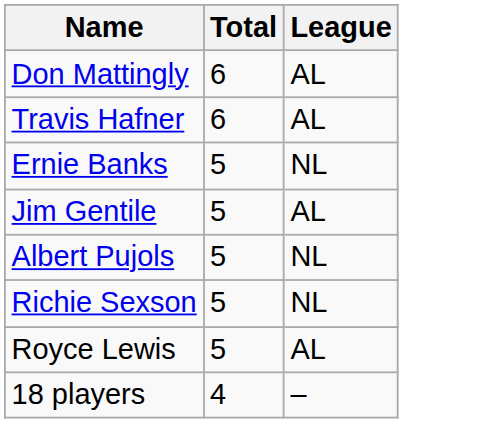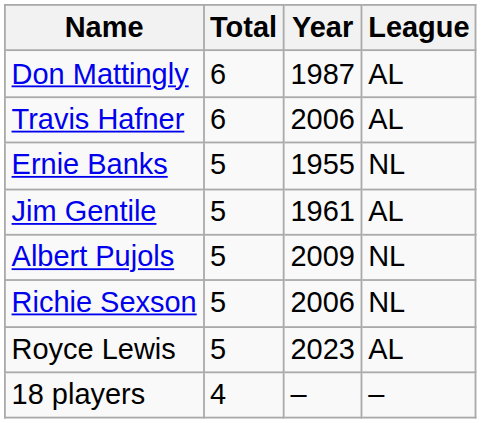+ column: (323, 27)
